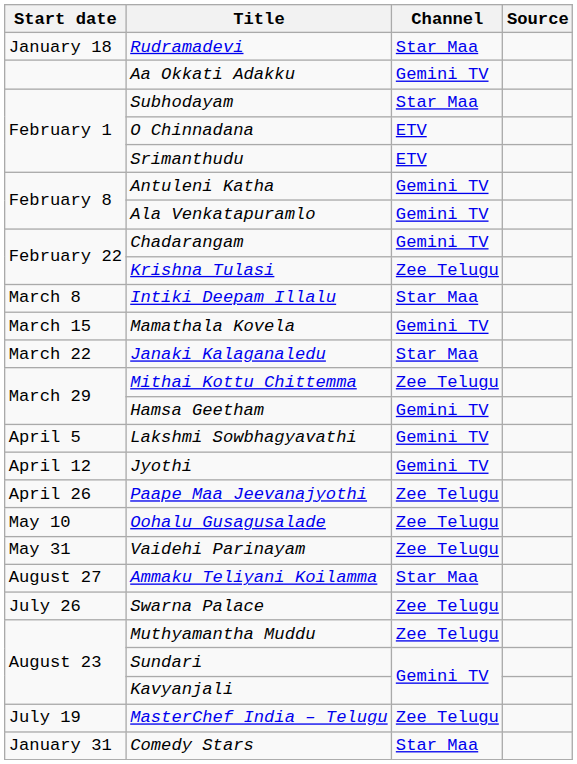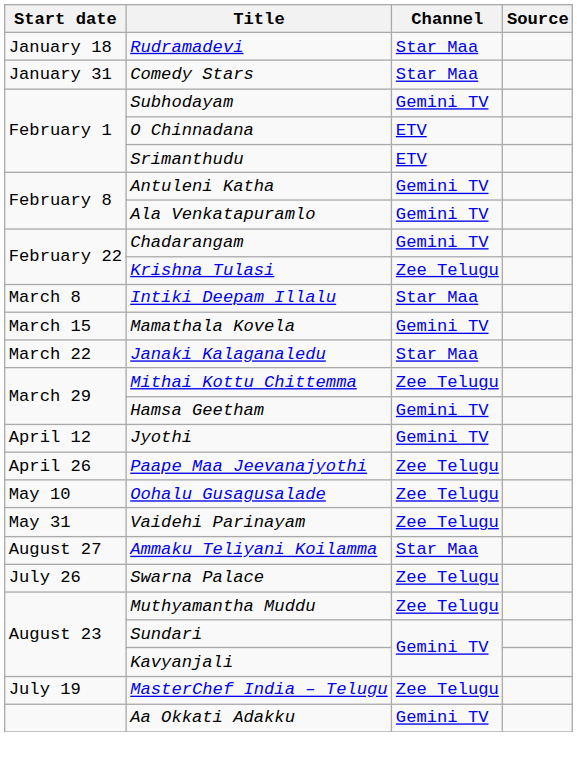rows swapped: (192, 746) <-> (213, 75)
(437, 103) Star Maa -> (442, 103) Gemini TV
- row: (243, 438)
